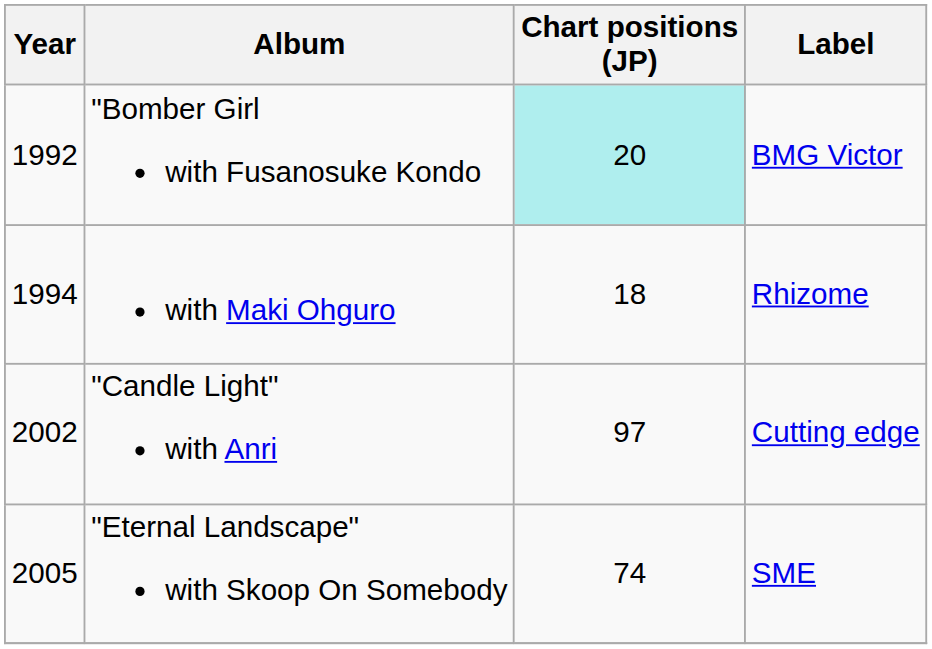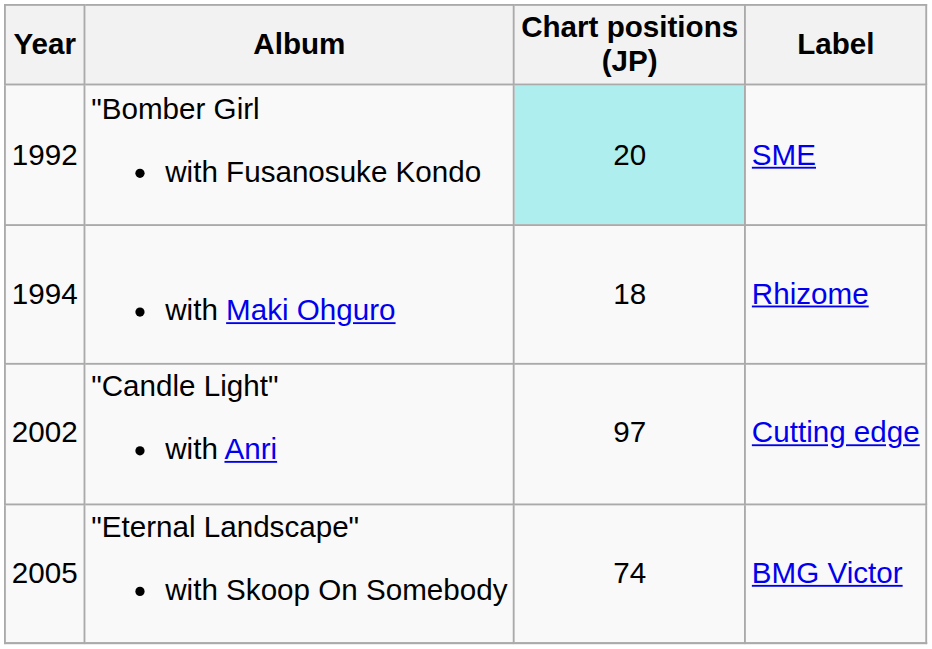(827, 154) BMG Victor -> (784, 154) SME
(784, 572) SME -> (827, 572) BMG Victor
